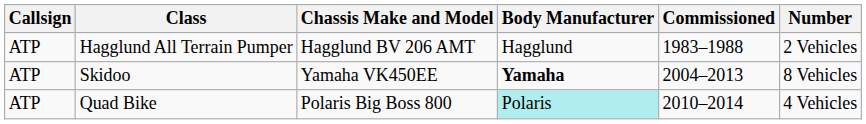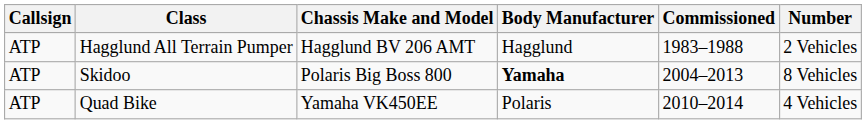(369, 75) Yamaha VK450EE -> (376, 75) Polaris Big Boss 800
(376, 103) Polaris Big Boss 800 -> (369, 103) Yamaha VK450EE
(527, 103) paleturquoise background -> (527, 103) no background
